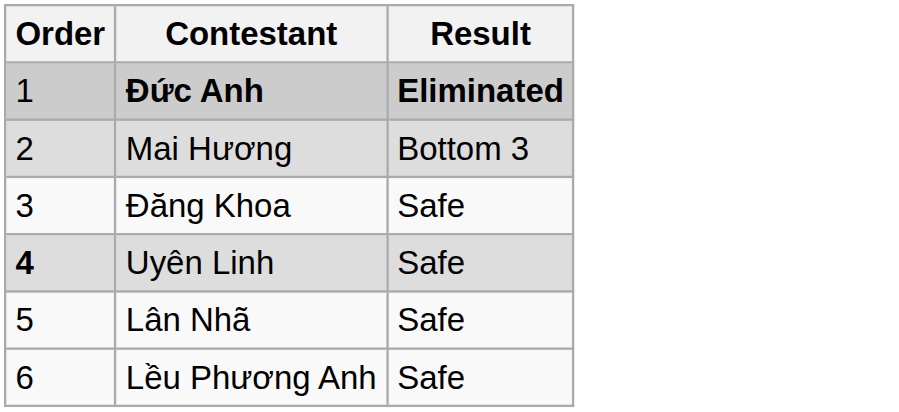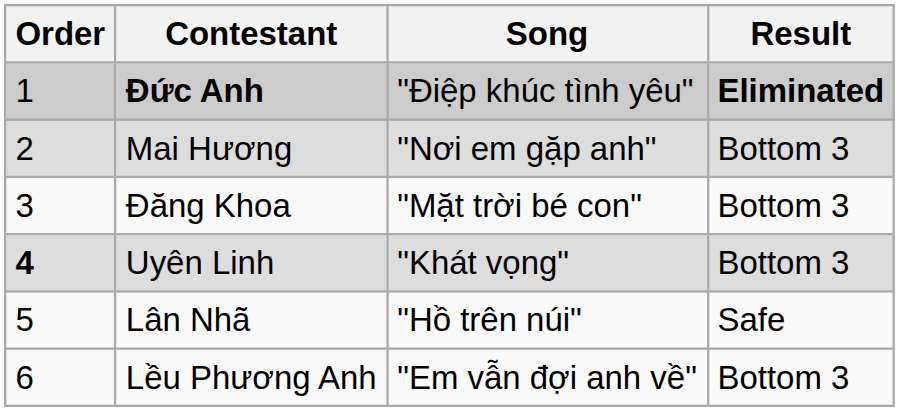+ column: (547, 34)
(431, 206) Safe -> (783, 206) Bottom 3
(431, 263) Safe -> (783, 263) Bottom 3
(431, 378) Safe -> (783, 378) Bottom 3
